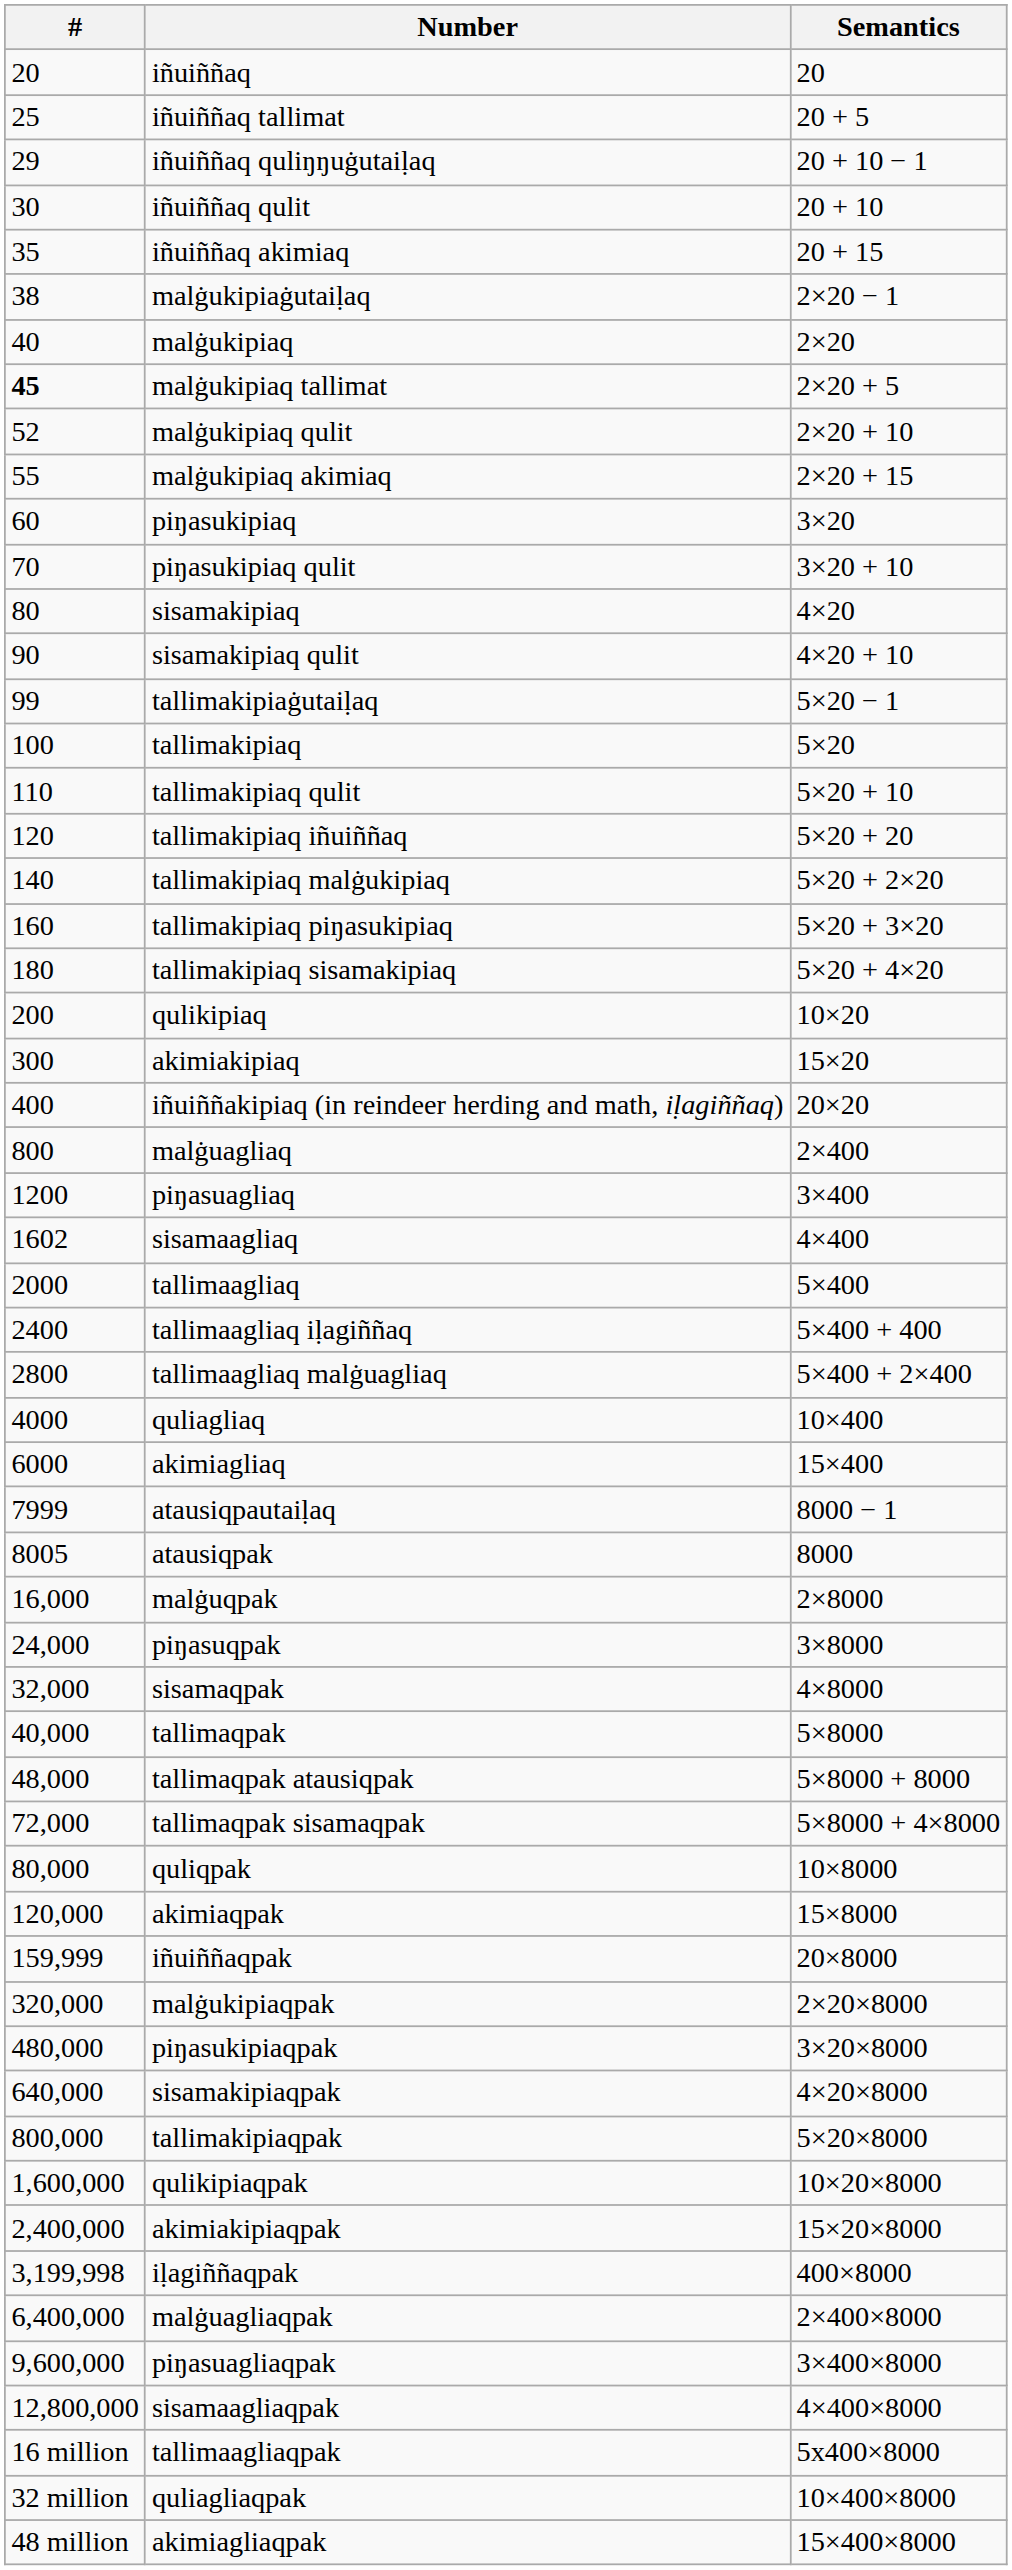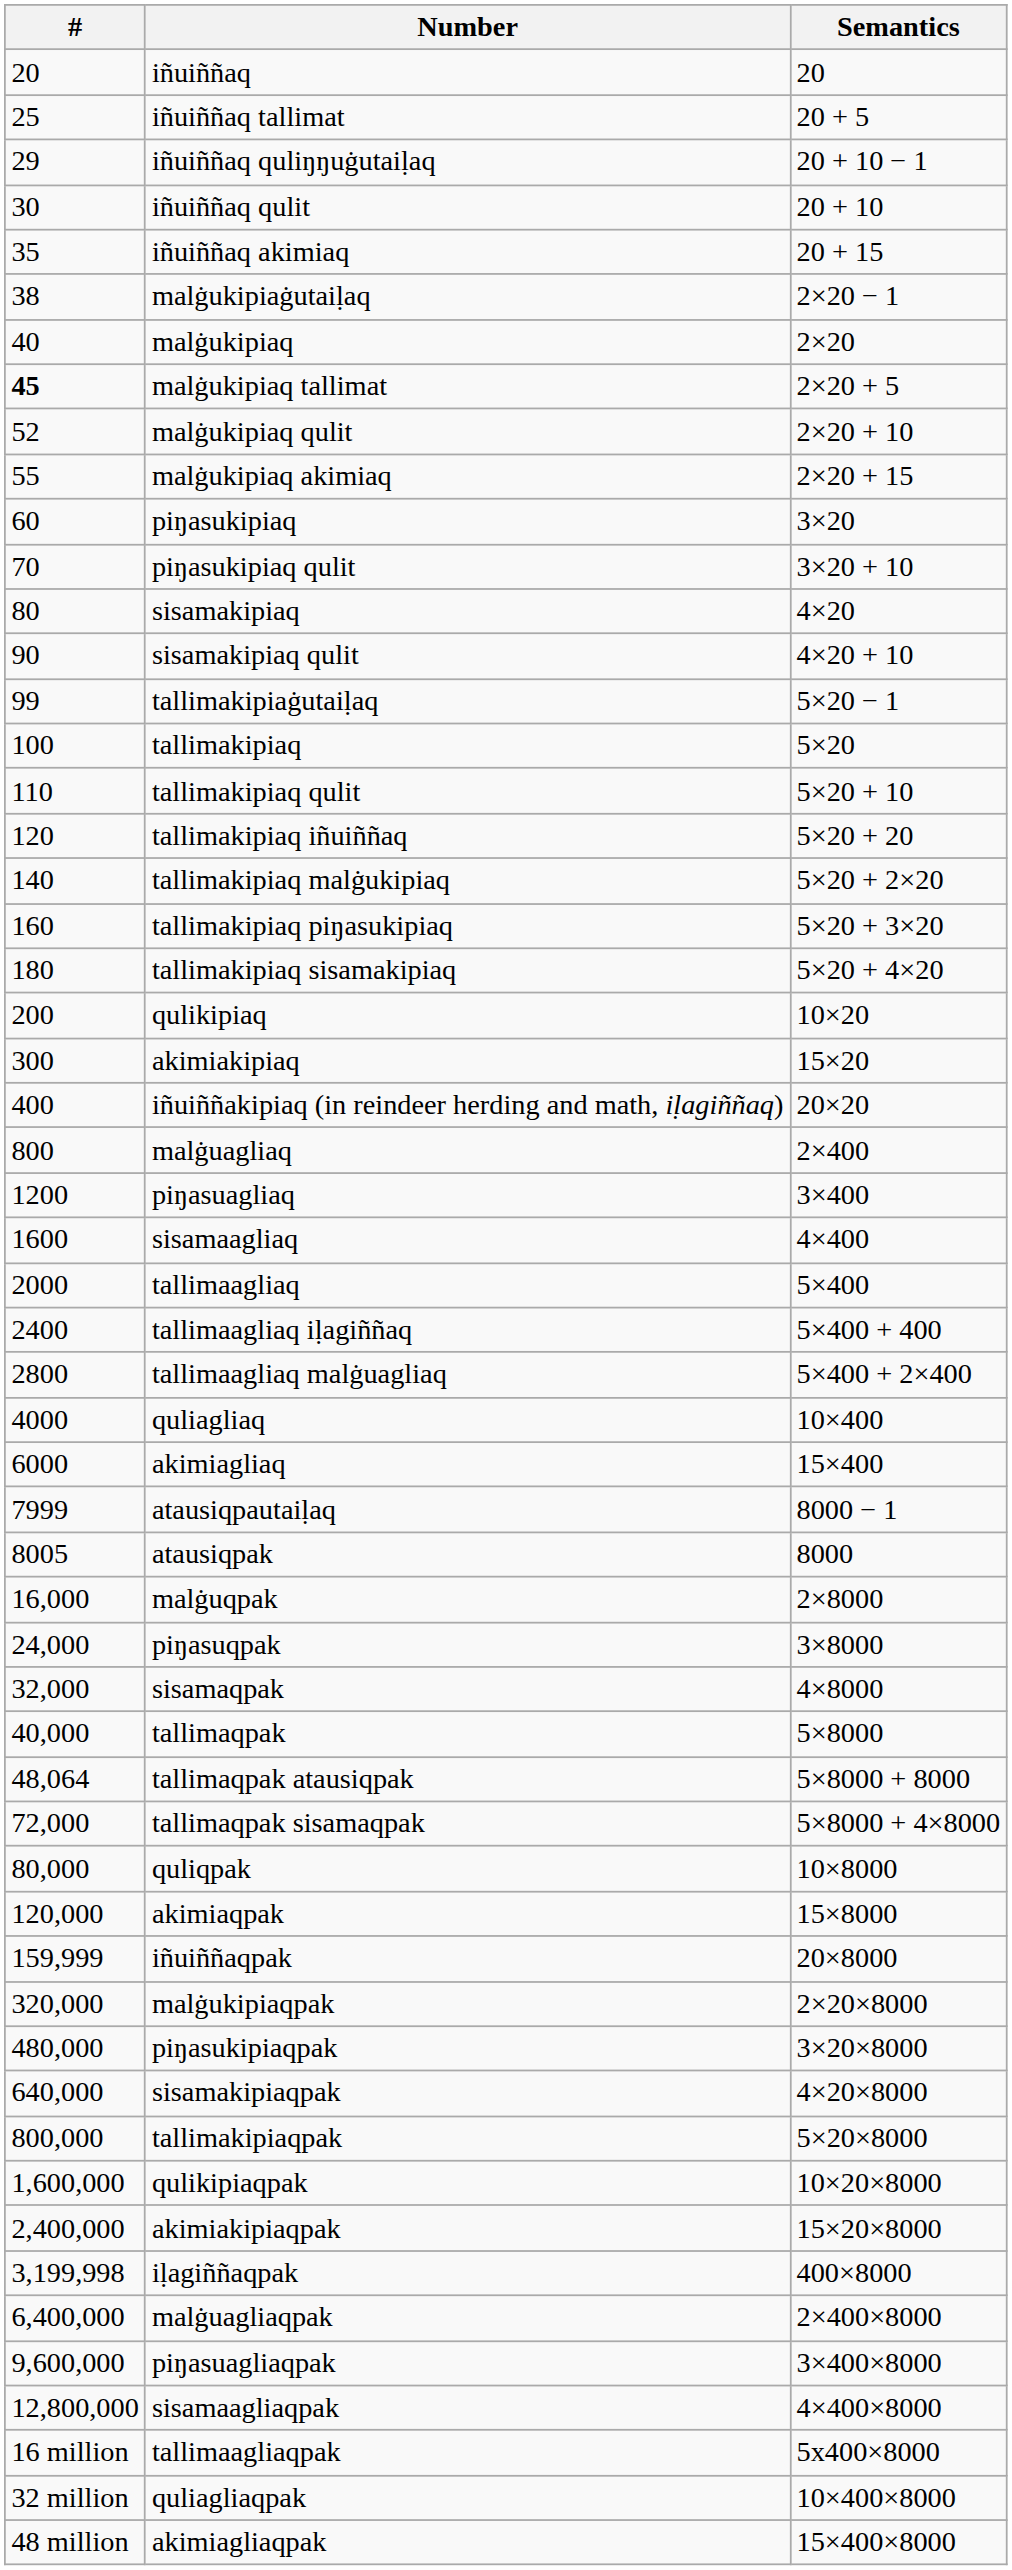(40, 1239) 1602 -> (40, 1239) 1600
(50, 1778) 48,000 -> (50, 1778) 48,064
